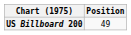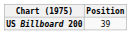(105, 24) 49 -> (105, 24) 39
